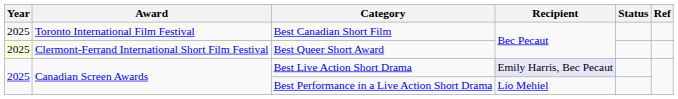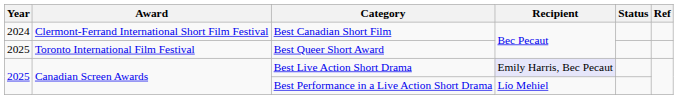(18, 31) 2025 -> (18, 31) 2024
(115, 31) Toronto International Film Festival -> (152, 31) Clermont-Ferrand International Short Film Festival
(18, 49) lightyellow background -> (18, 49) no background
(152, 49) Clermont-Ferrand International Short Film Festival -> (115, 49) Toronto International Film Festival
